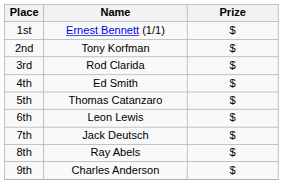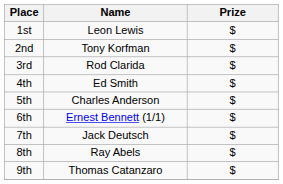(115, 30) Ernest Bennett (1/1) -> (115, 30) Leon Lewis
(115, 100) Thomas Catanzaro -> (115, 100) Charles Anderson
(115, 118) Leon Lewis -> (115, 118) Ernest Bennett (1/1)
(115, 170) Charles Anderson -> (115, 170) Thomas Catanzaro
